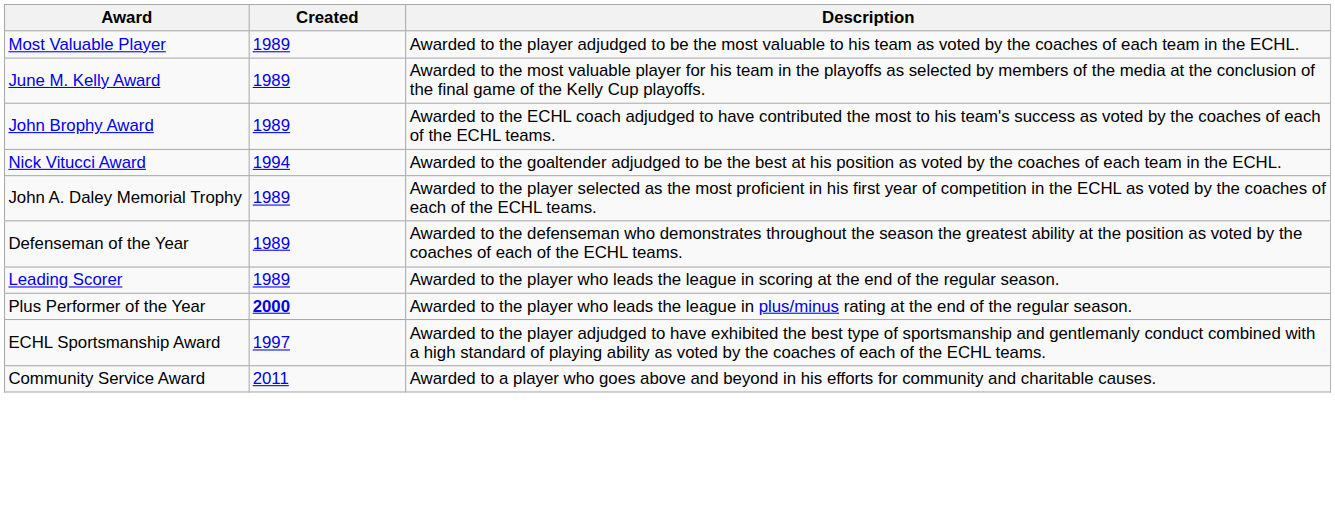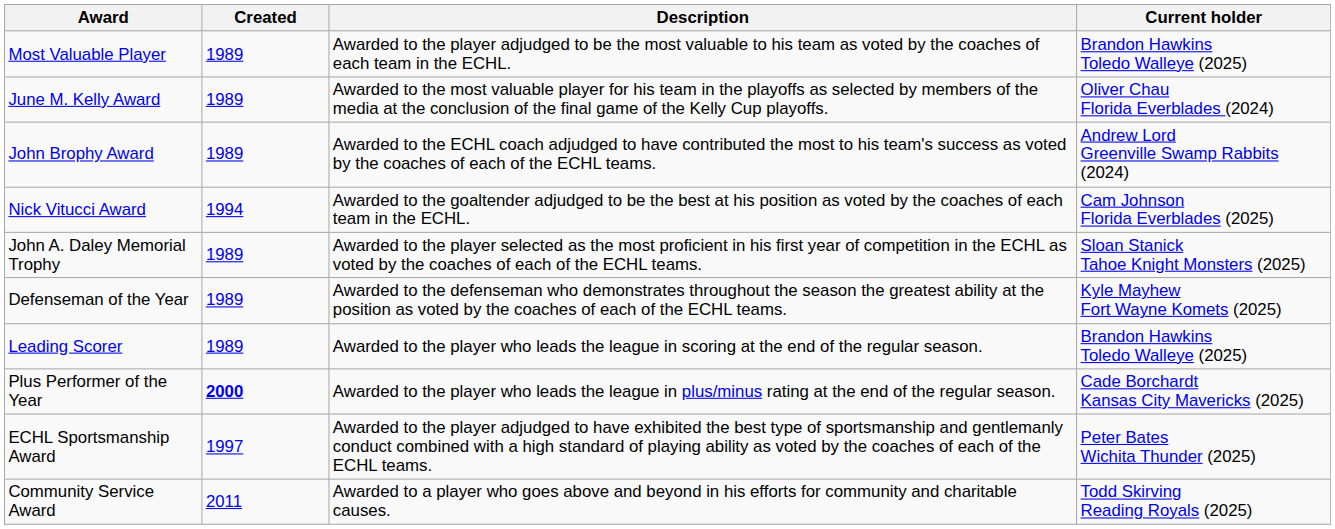+ column: (1204, 17)
